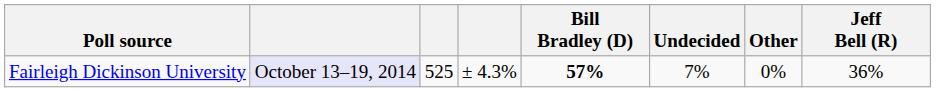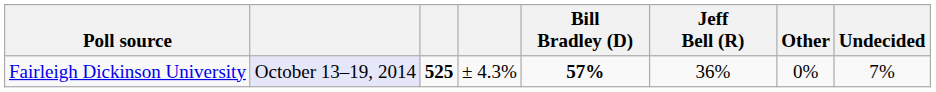columns swapped: (866, 30) <-> (697, 41)
(439, 71) normal -> (439, 71) bold
